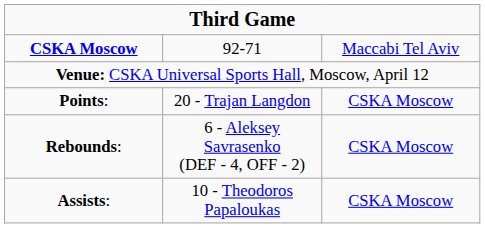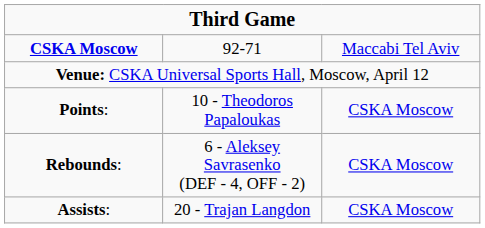(242, 101) 20 - Trajan Langdon -> (242, 110) 10 - Theodoros Papaloukas
(242, 200) 10 - Theodoros Papaloukas -> (242, 209) 20 - Trajan Langdon
